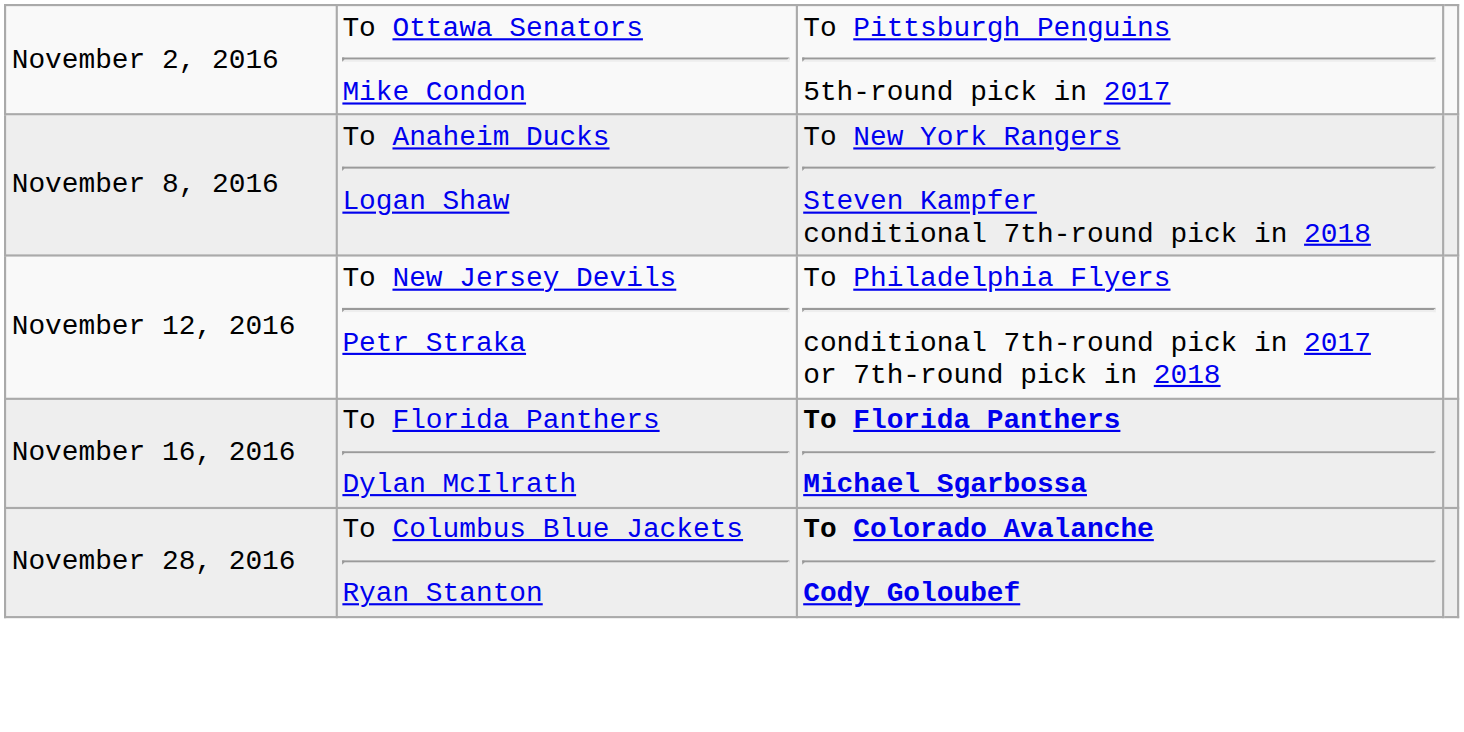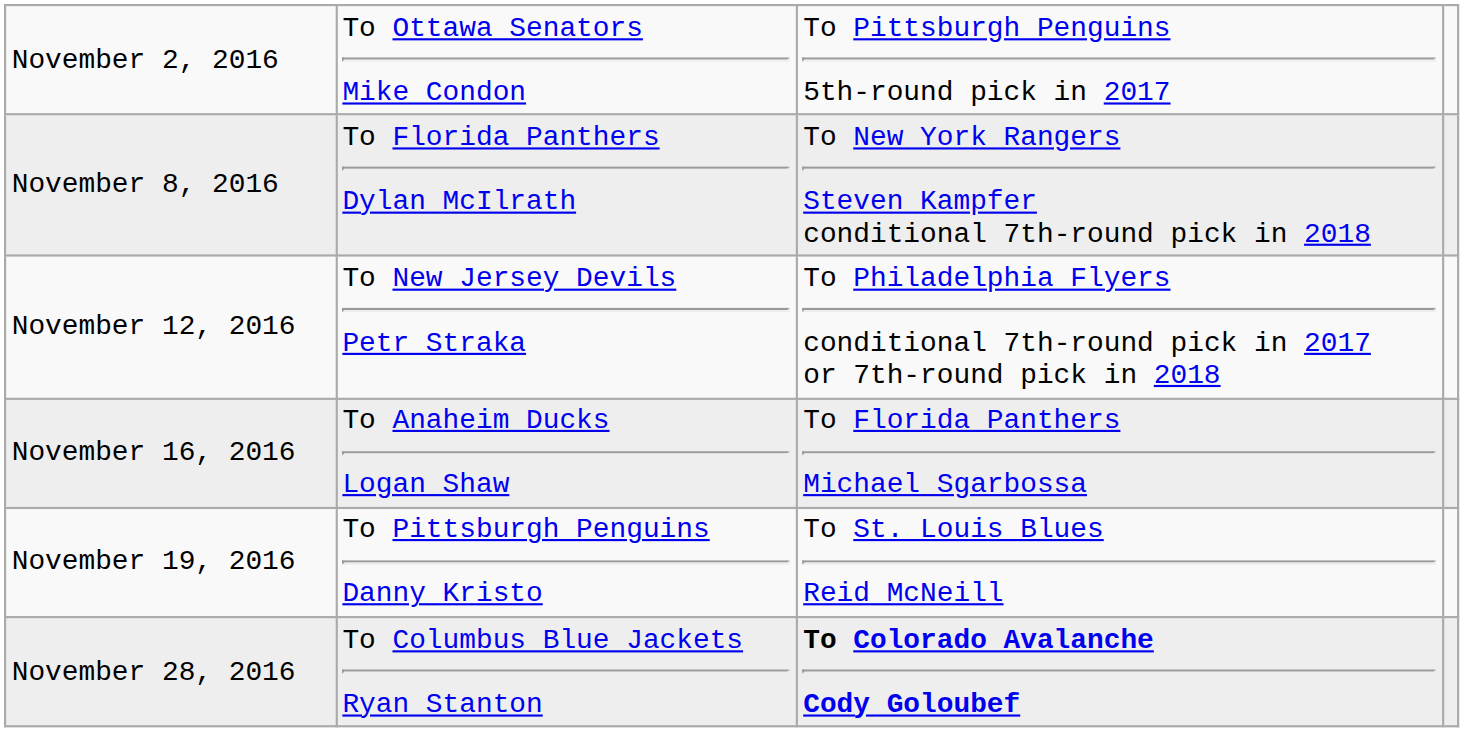(566, 169) To Anaheim Ducks Logan Shaw -> (566, 169) To Florida Panthers Dylan McIlrath
(566, 453) To Florida Panthers Dylan McIlrath -> (566, 453) To Anaheim Ducks Logan Shaw
(1120, 453) bold -> (1120, 453) normal
+ row: (154, 562)
